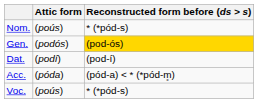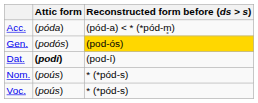rows swapped: (18, 28) <-> (16, 75)
(48, 59) normal -> (49, 59) bold
